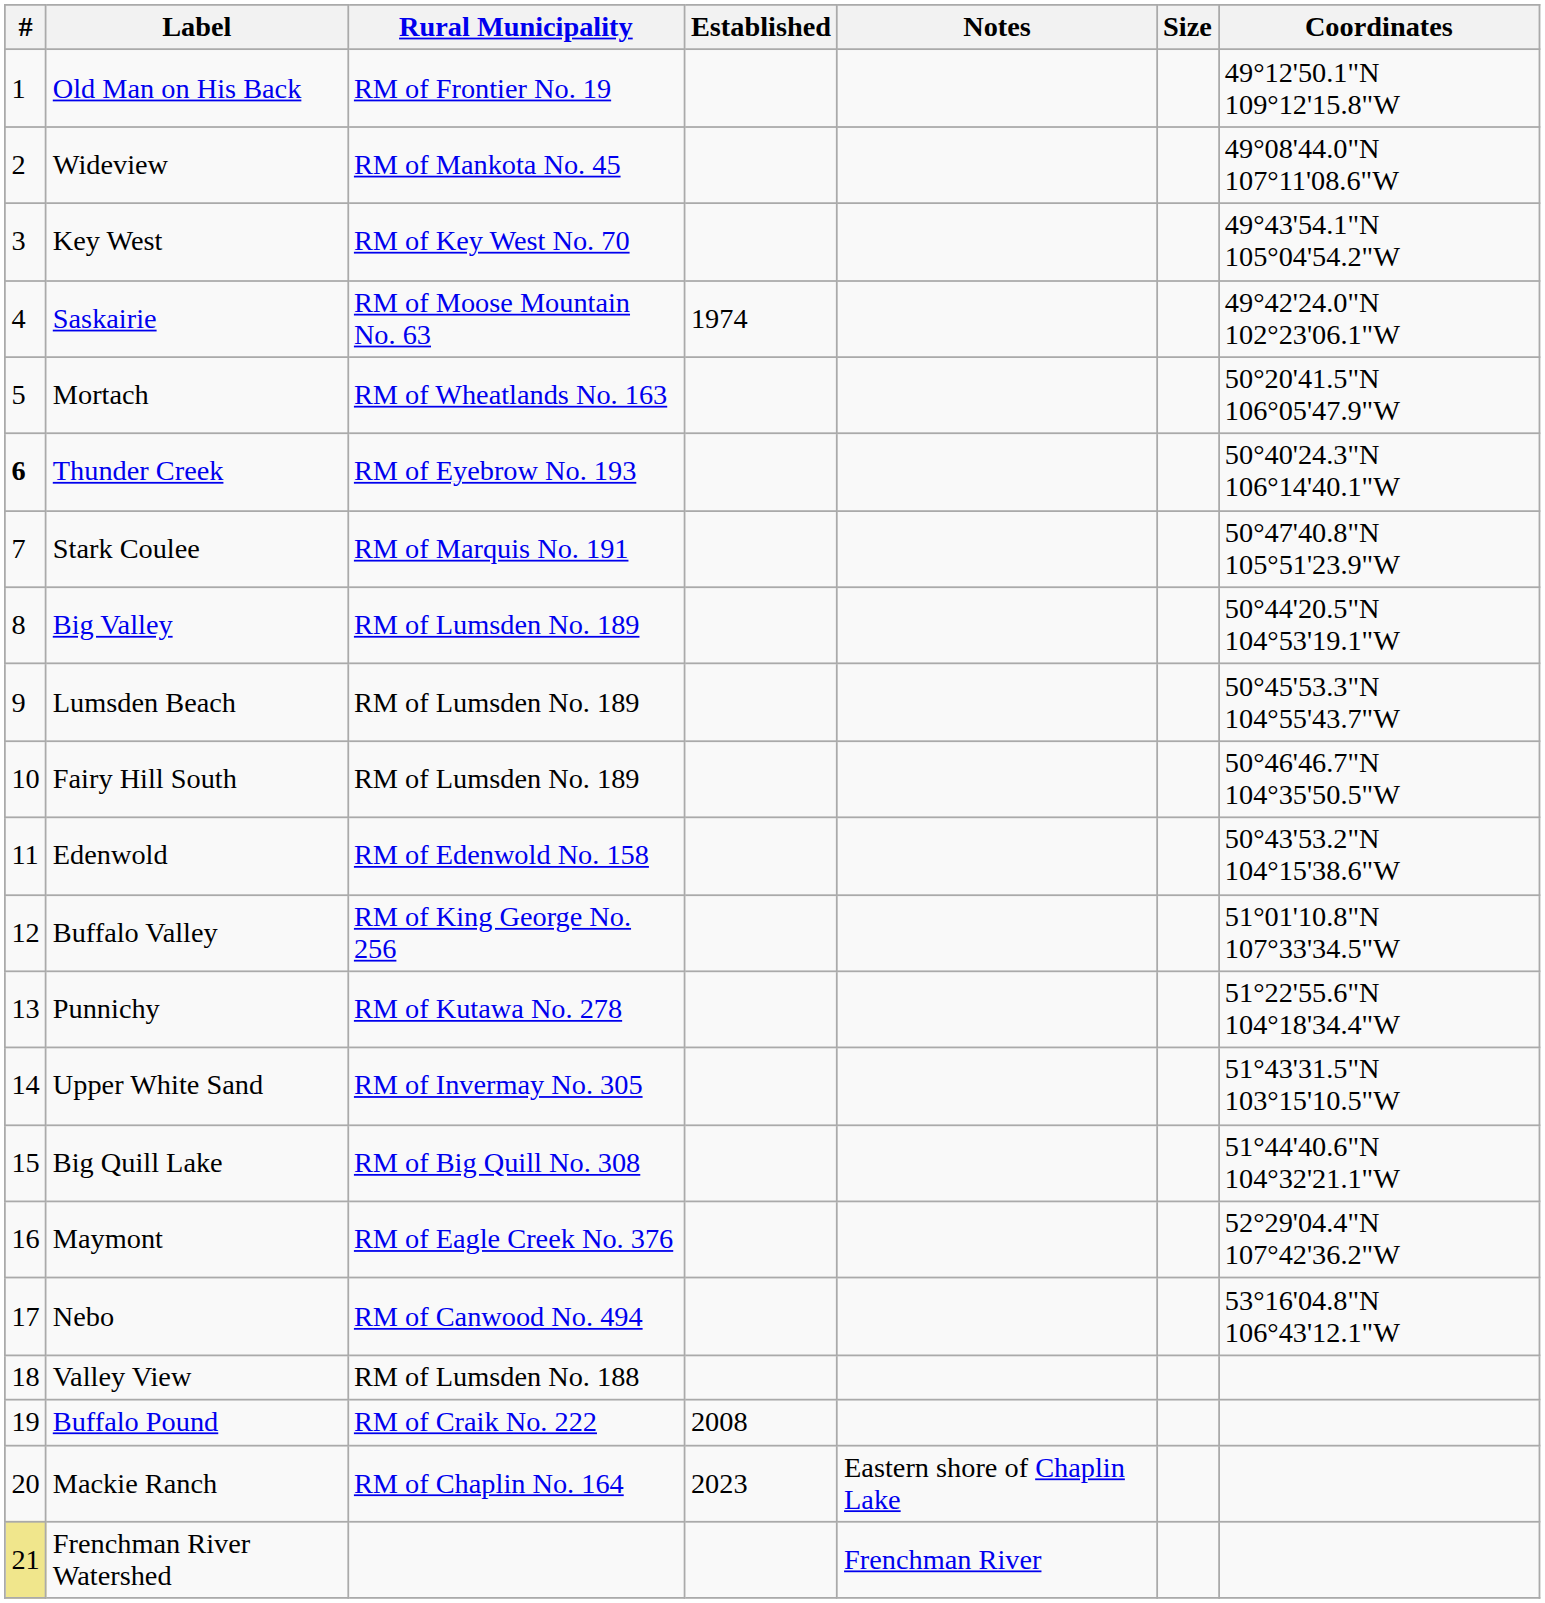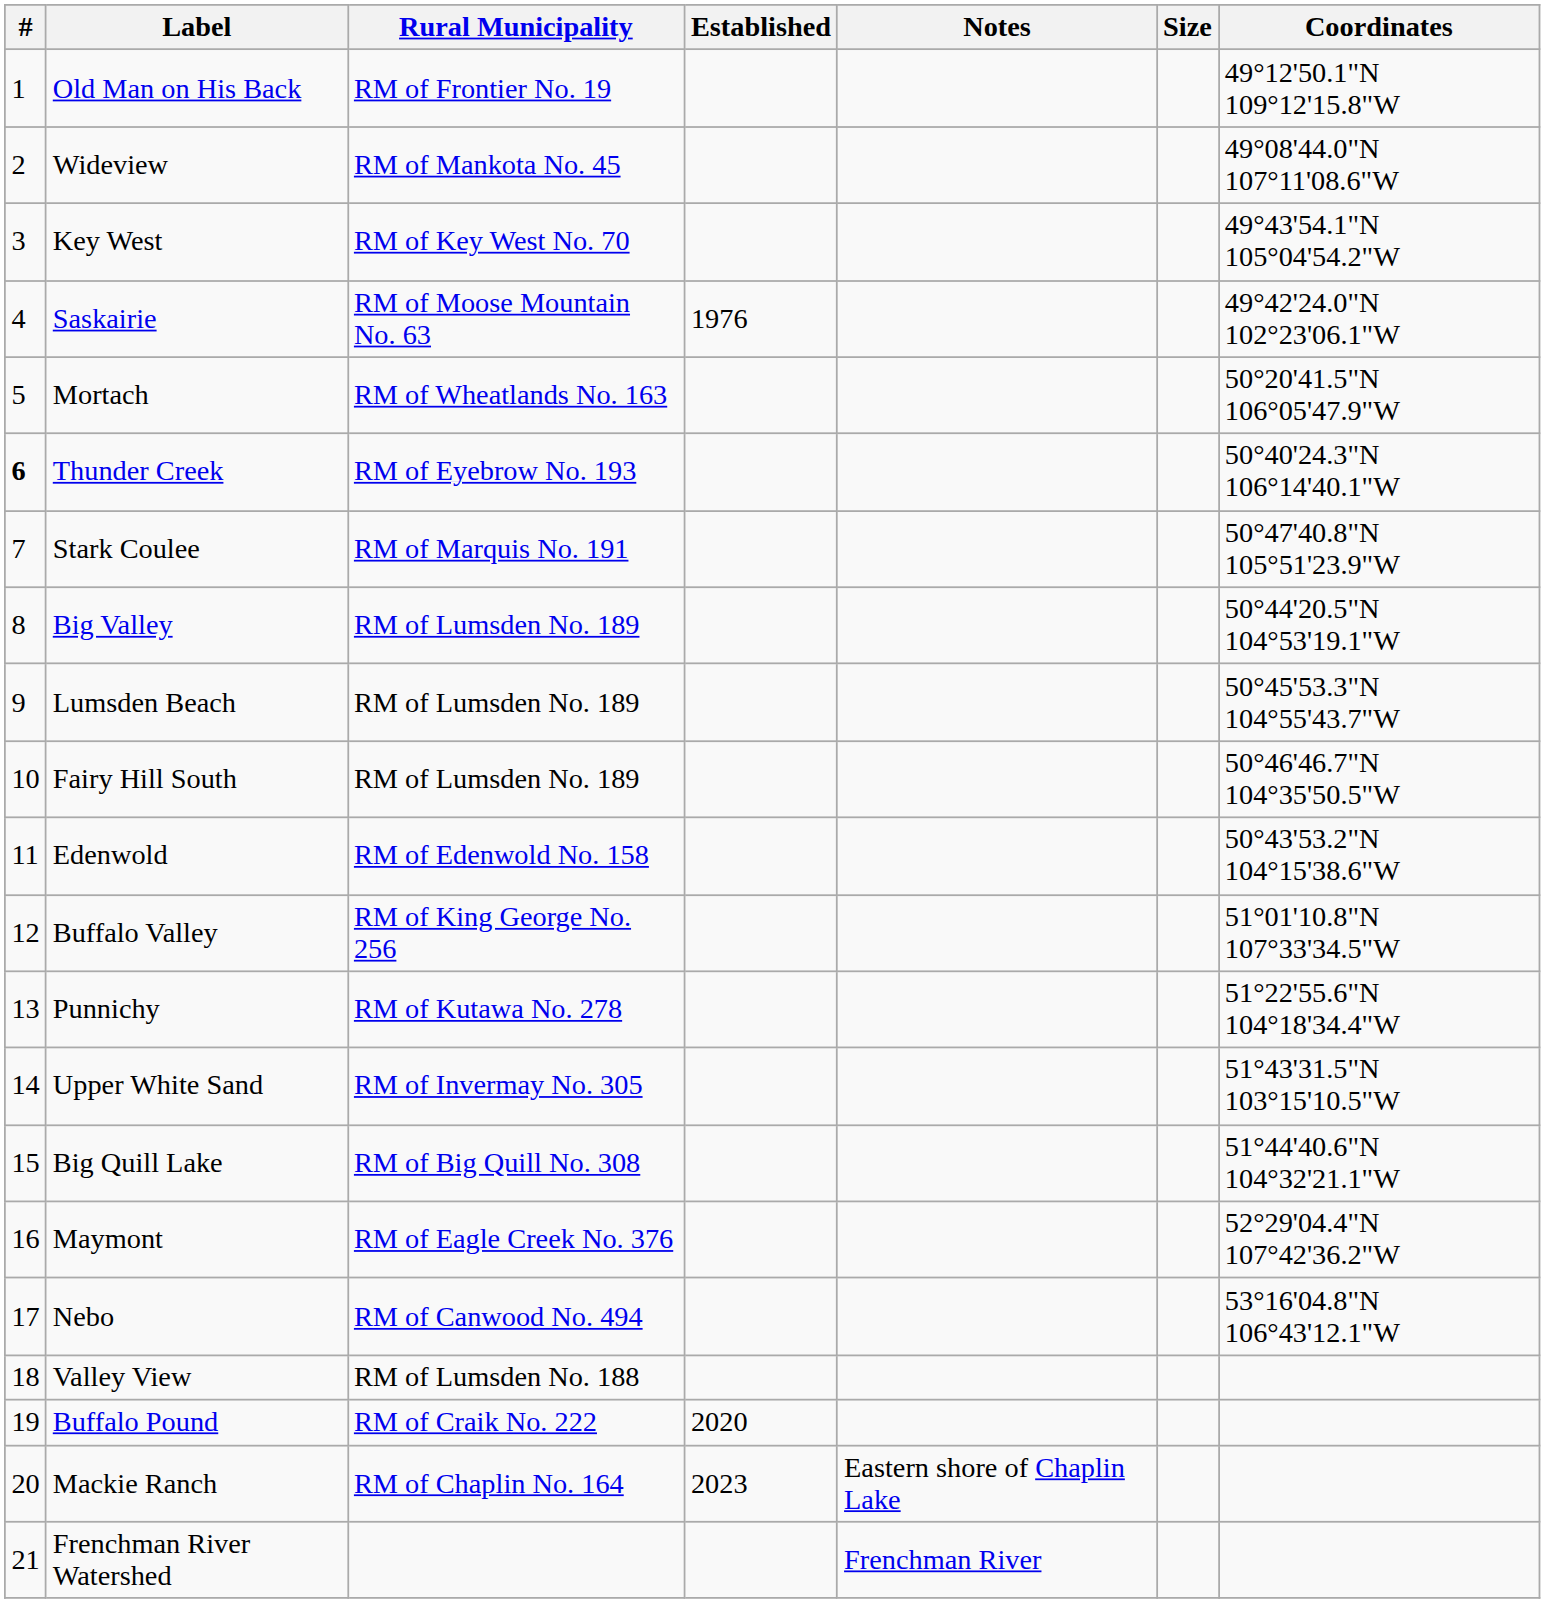(719, 318) 1974 -> (719, 318) 1976
(719, 1421) 2008 -> (719, 1421) 2020
(26, 1559) khaki background -> (26, 1559) no background
